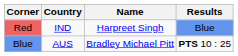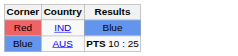- column: (130, 12)
